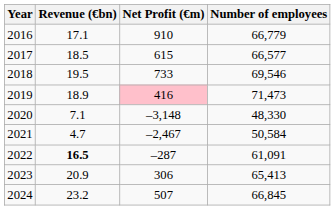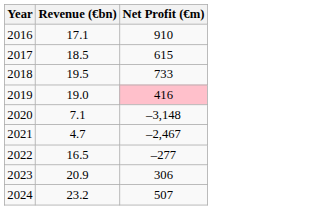- column: (269, 14)
(78, 94) 18.9 -> (78, 94) 19.0
(78, 154) bold -> (78, 154) normal
(163, 154) –287 -> (163, 154) –277
